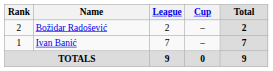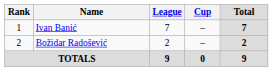rows swapped: (56, 43) <-> (71, 27)
